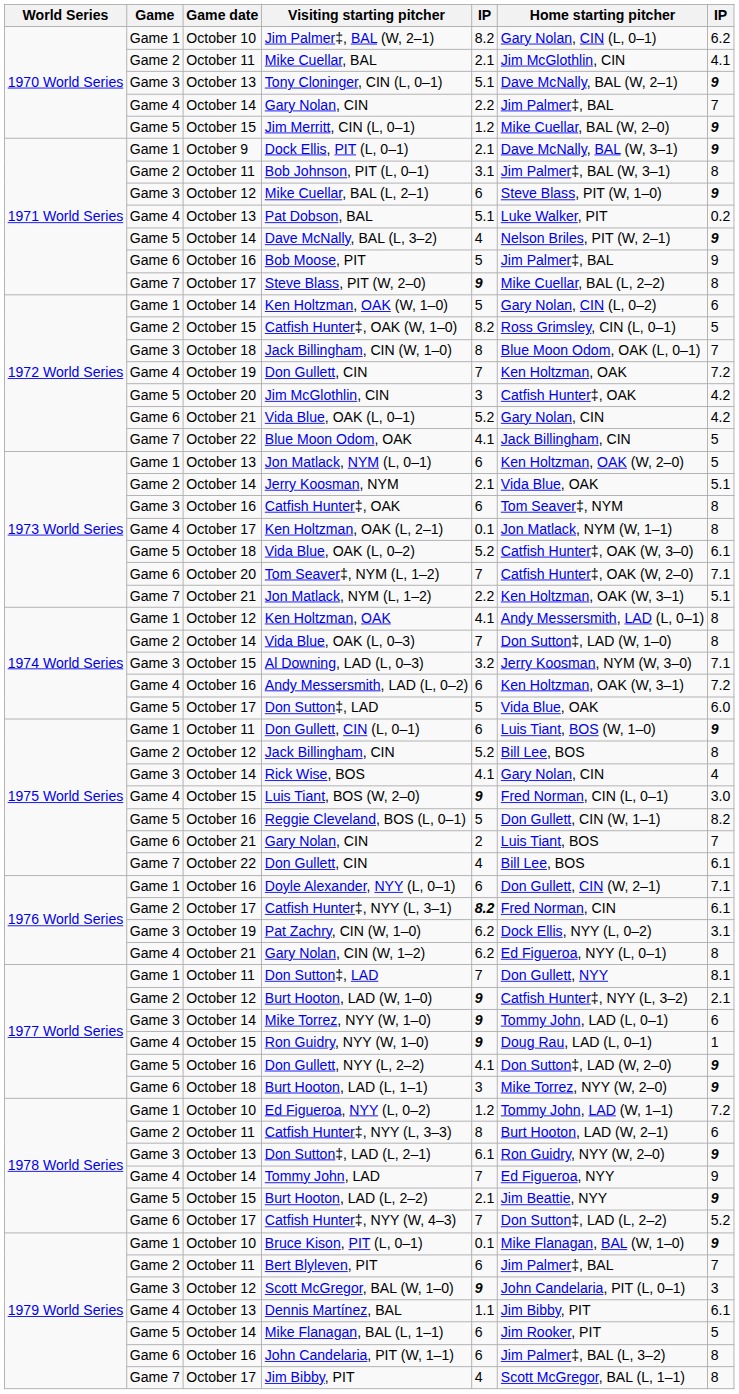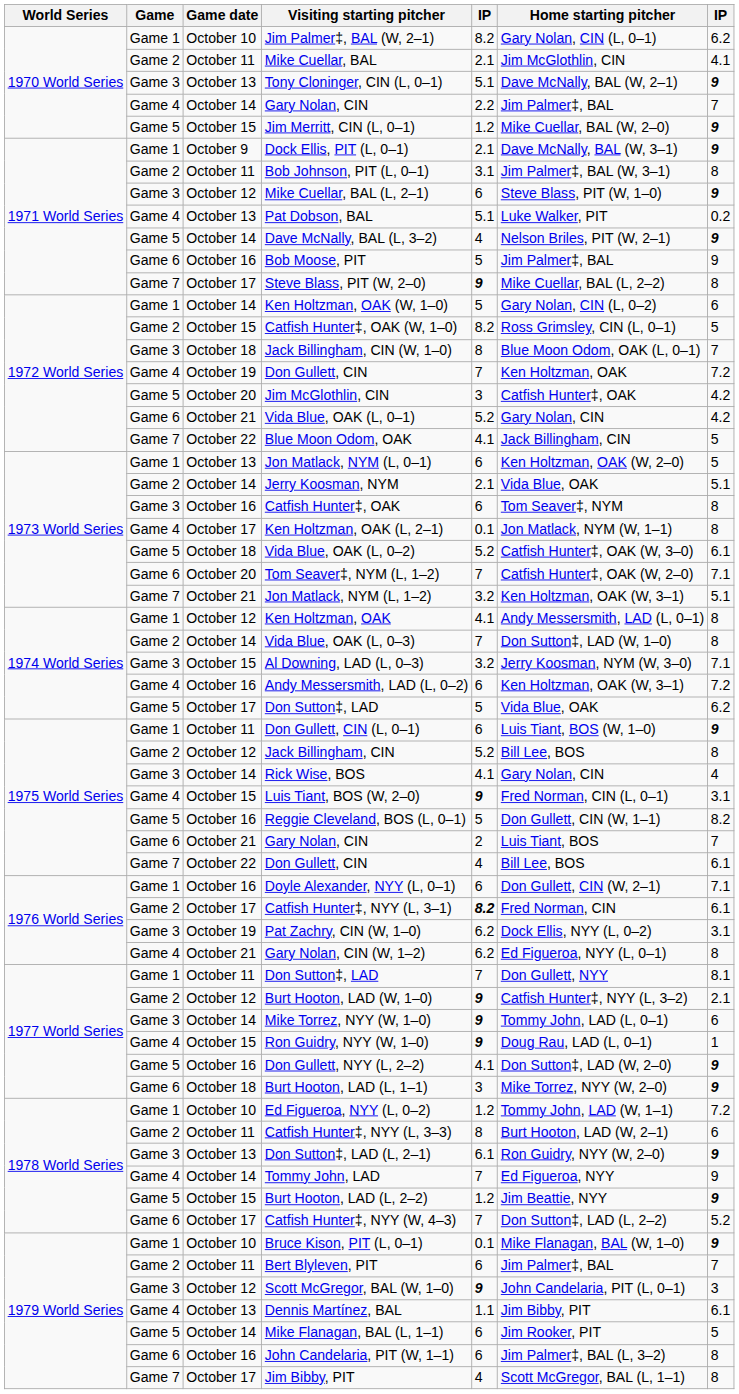(485, 596) 2.2 -> (485, 596) 3.2
(721, 707) 6.0 -> (721, 707) 6.2
(721, 797) 3.0 -> (721, 797) 3.1
(485, 1199) 2.1 -> (485, 1199) 1.2
